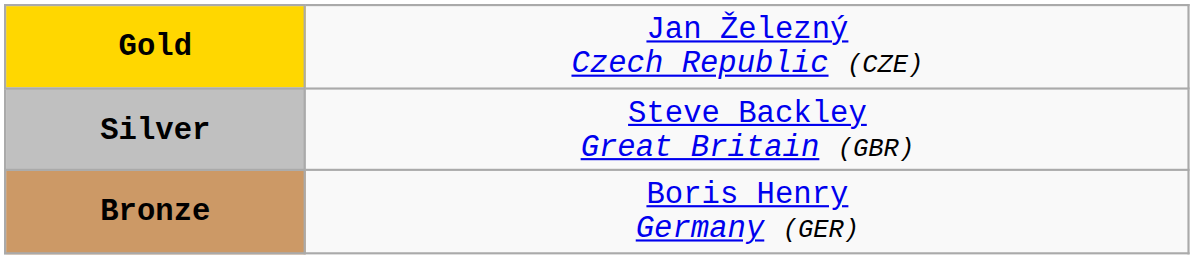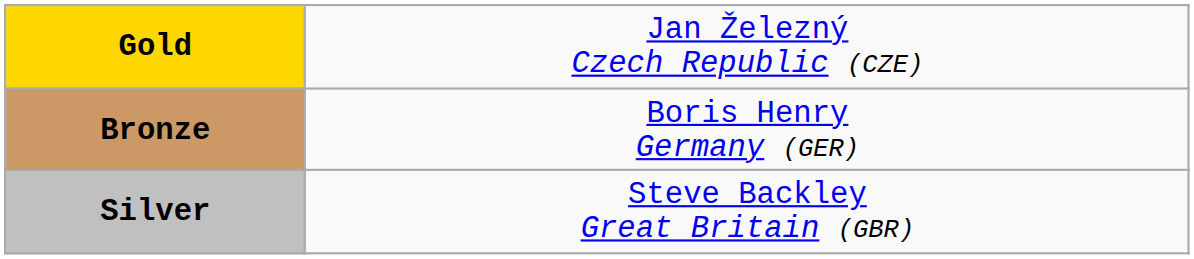rows swapped: (155, 130) <-> (155, 213)
